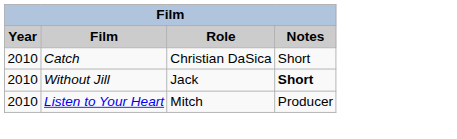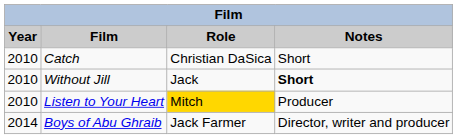(187, 101) no background -> (187, 101) gold background
+ row: (103, 123)
